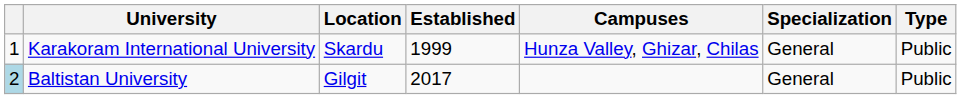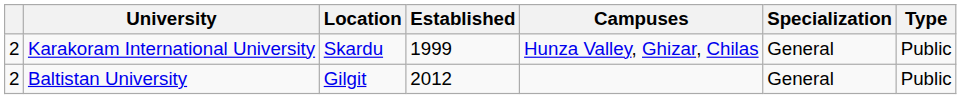(14, 49) 1 -> (14, 49) 2
(14, 78) lightblue background -> (14, 78) no background
(431, 78) 2017 -> (431, 78) 2012
